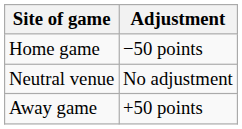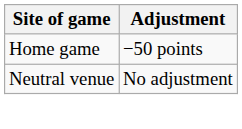- row: (53, 108)
